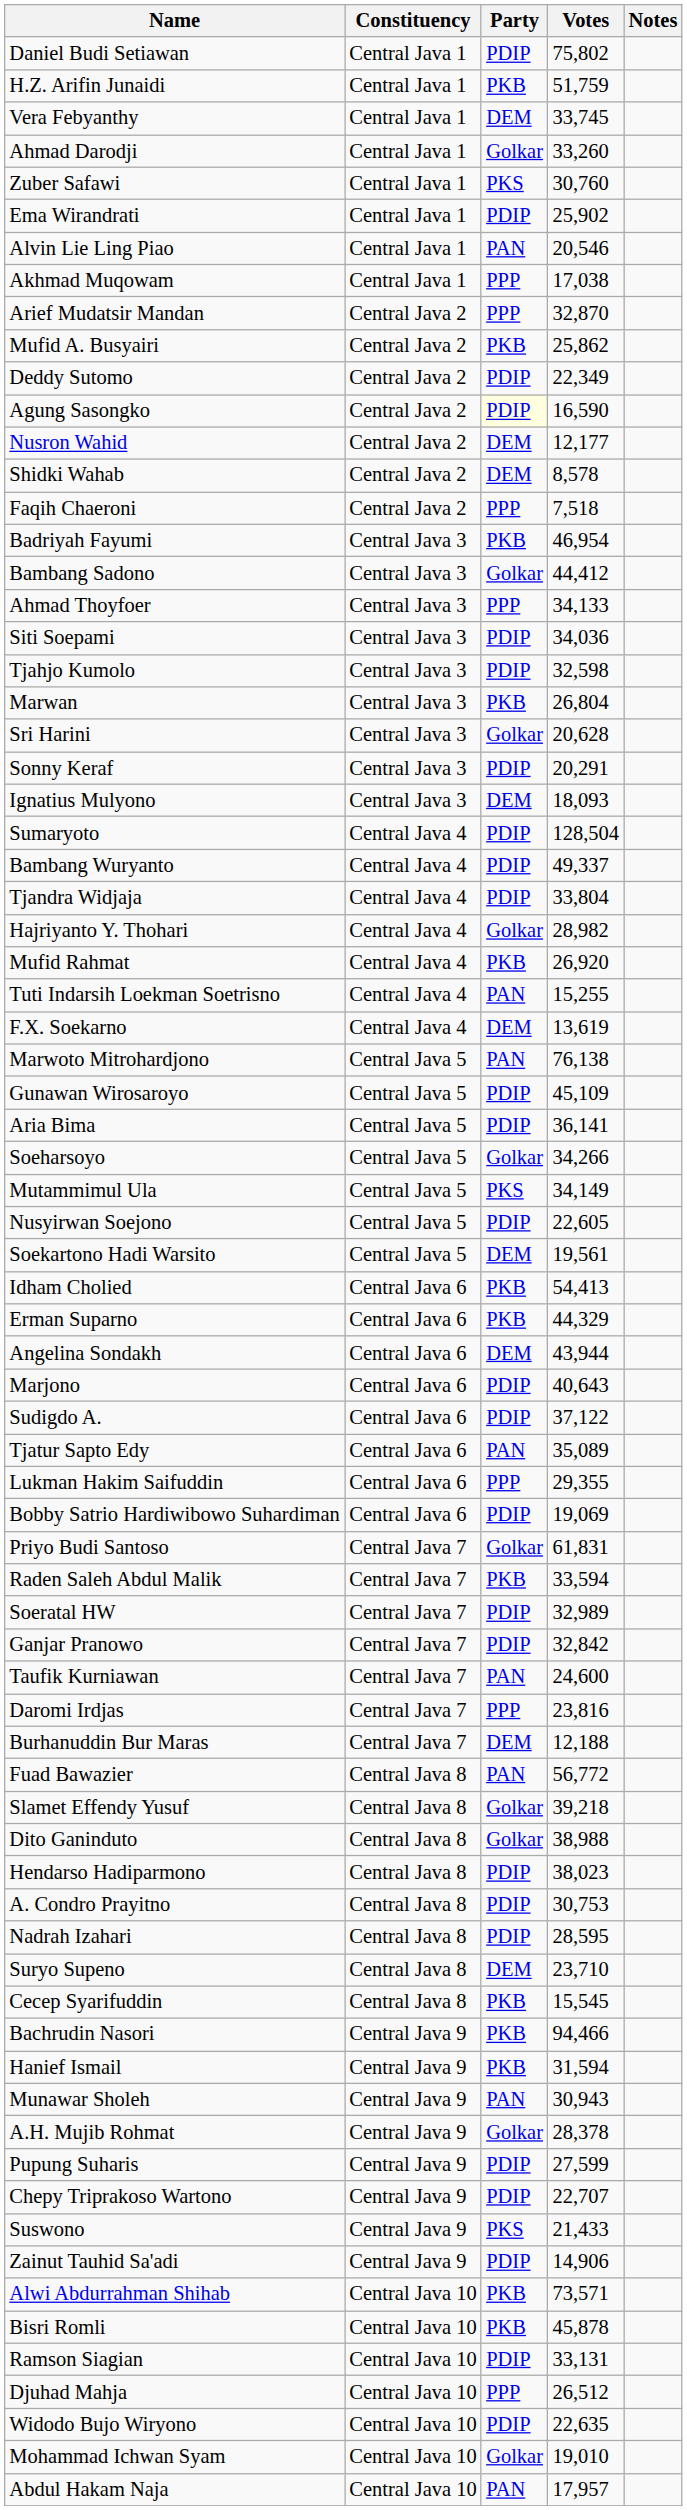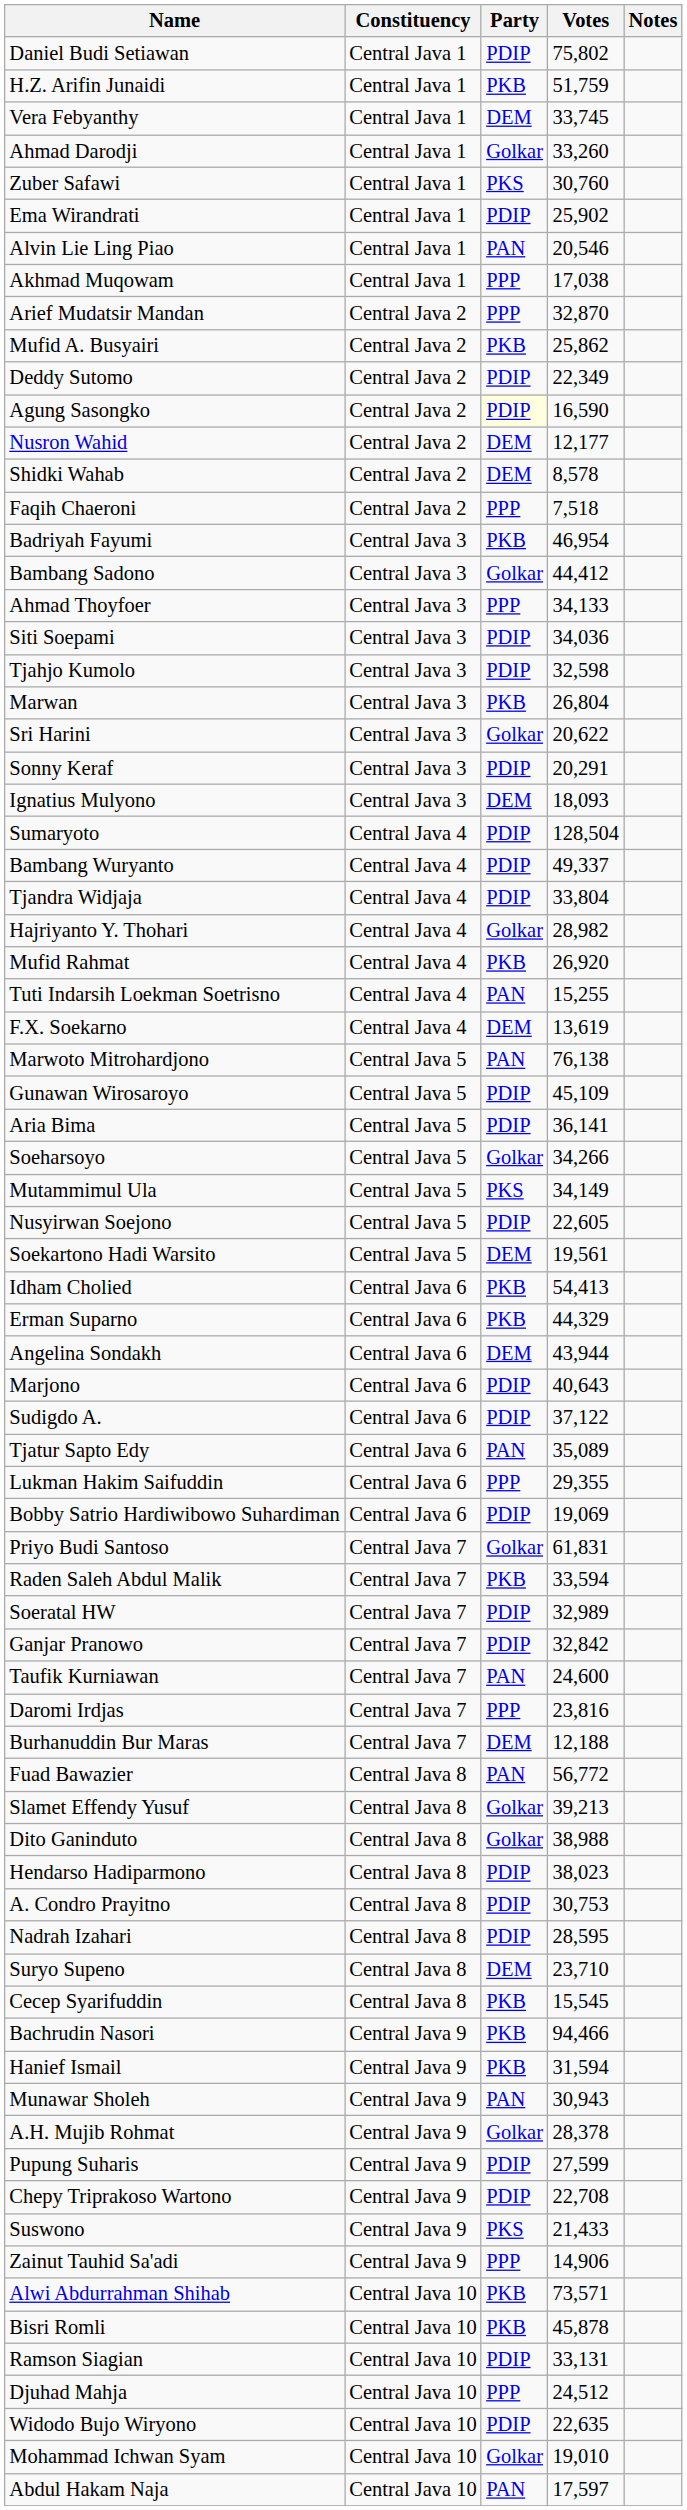(581, 735) 20,628 -> (581, 735) 20,622
(581, 1807) 39,218 -> (581, 1807) 39,213
(581, 2196) 22,707 -> (581, 2196) 22,708
(508, 2261) PDIP -> (503, 2261) PPP
(581, 2391) 26,512 -> (581, 2391) 24,512
(581, 2489) 17,957 -> (581, 2489) 17,597
